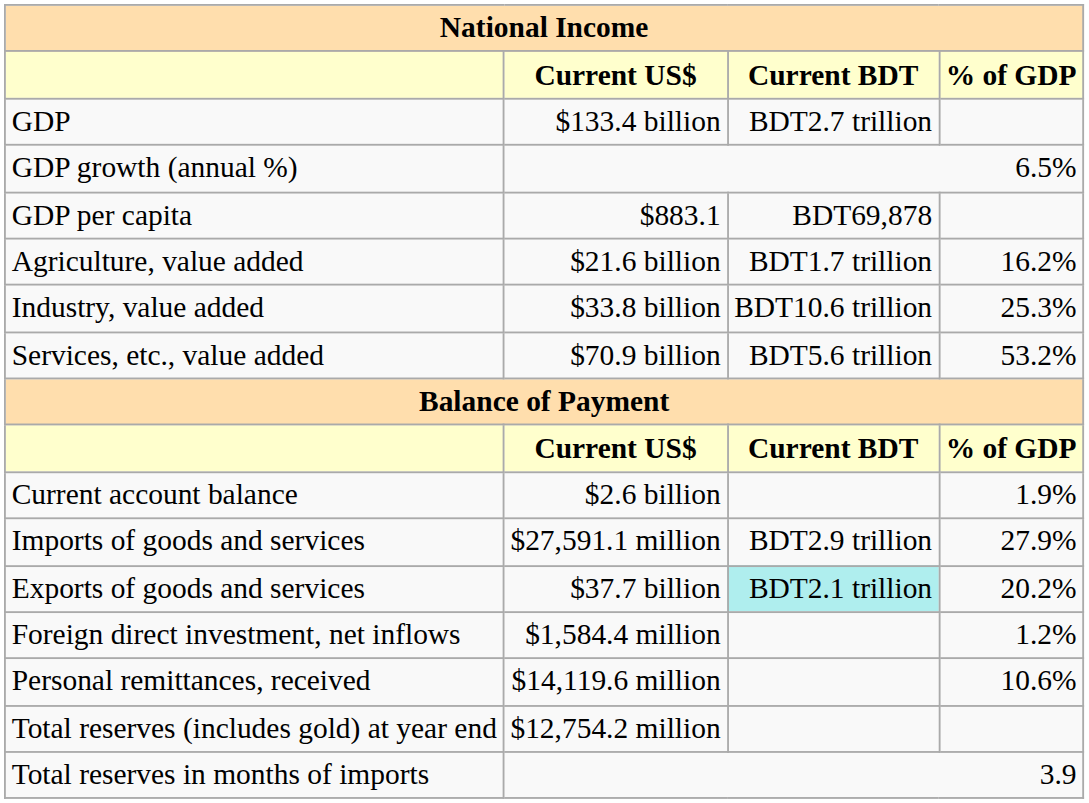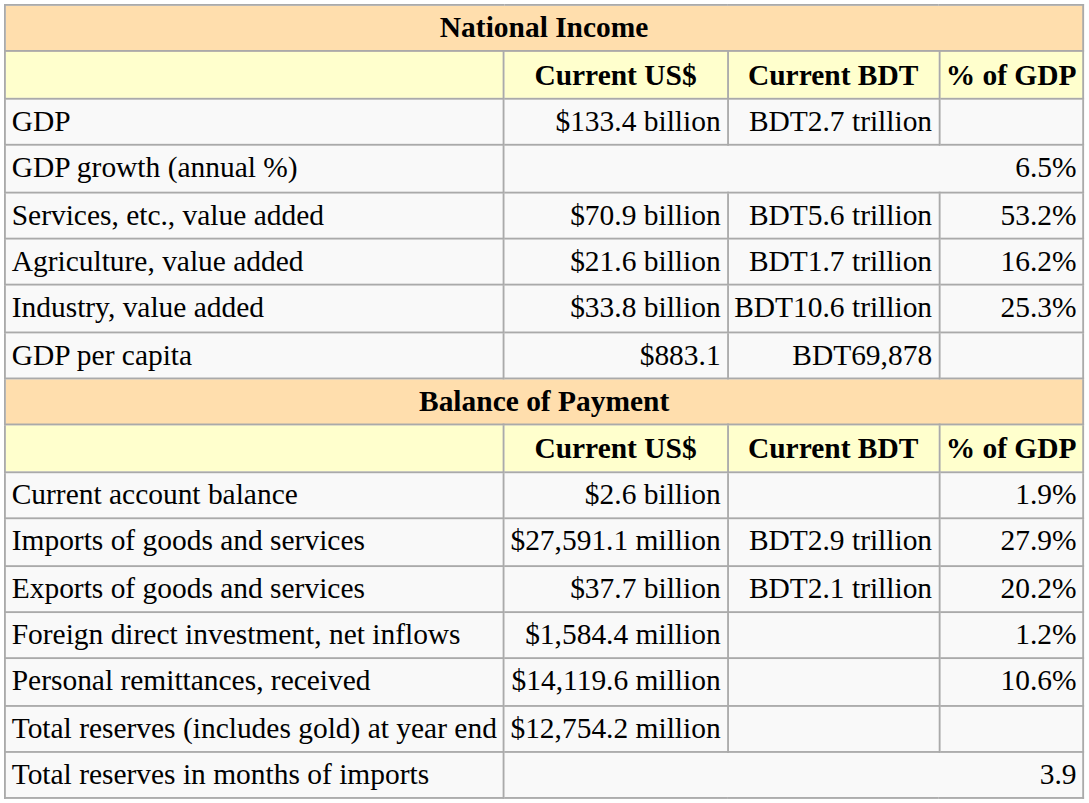rows swapped: (102, 214) <-> (168, 354)
(841, 588) paleturquoise background -> (841, 588) no background
